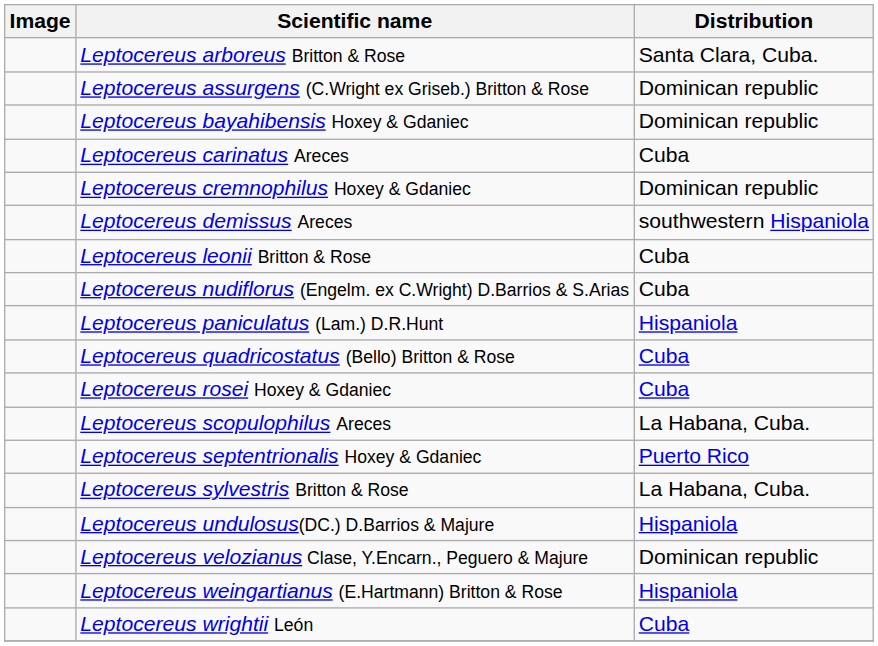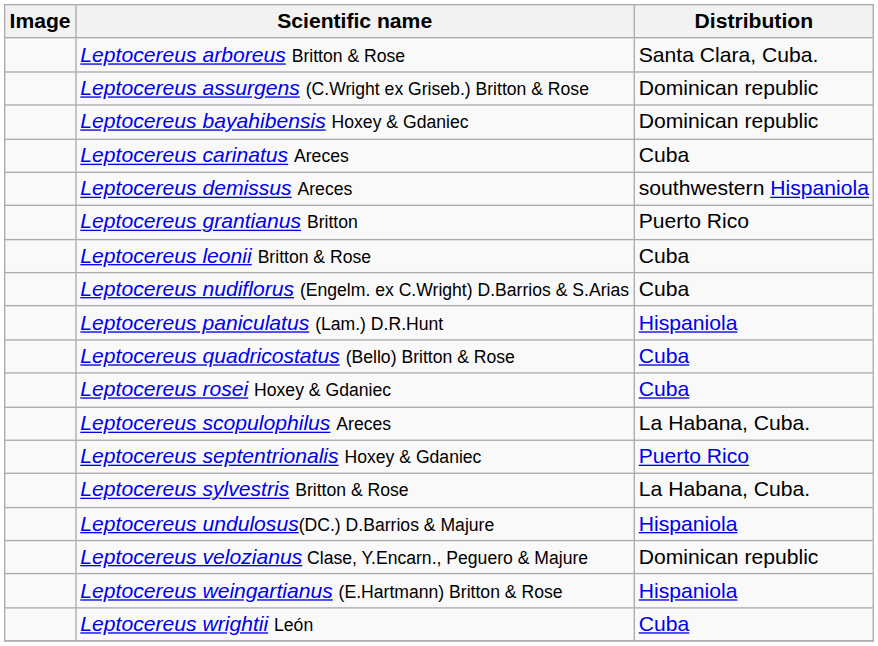- row: (276, 188)
+ row: (219, 222)
